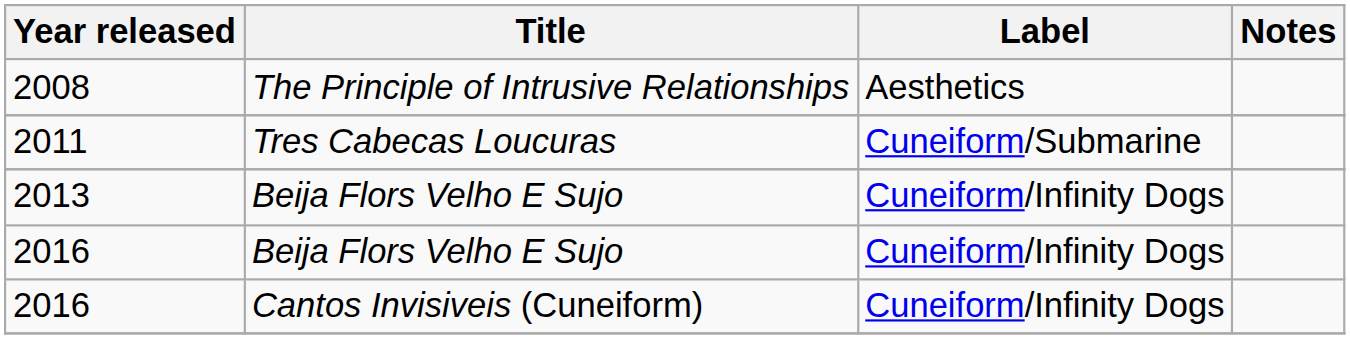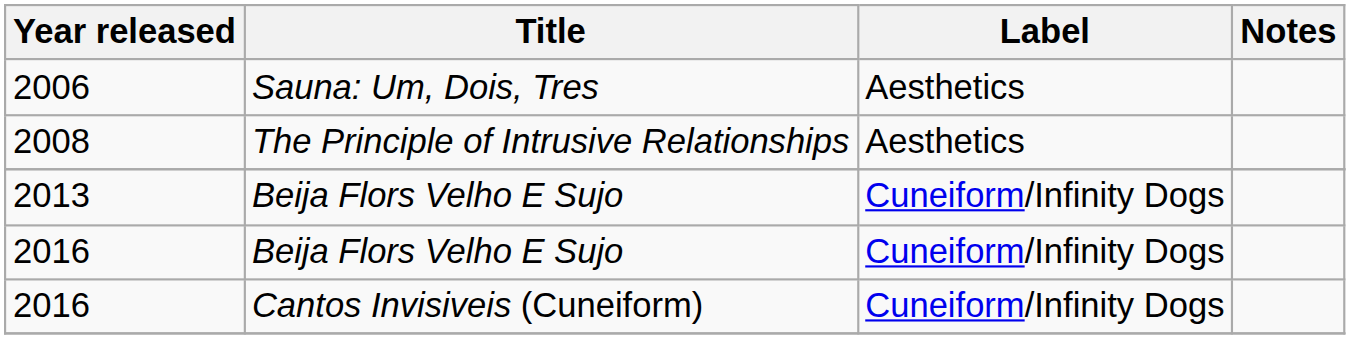+ row: (51, 86)
- row: (50, 141)
